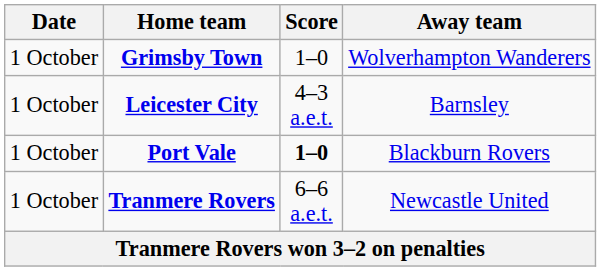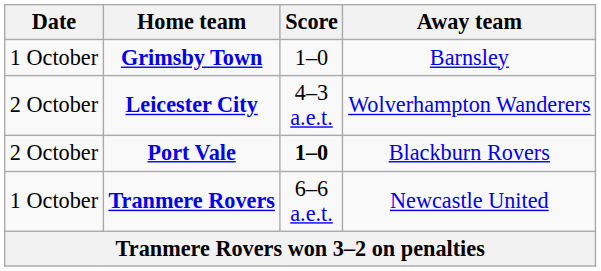(469, 57) Wolverhampton Wanderers -> (469, 57) Barnsley
(54, 105) 1 October -> (54, 105) 2 October
(469, 105) Barnsley -> (469, 105) Wolverhampton Wanderers
(54, 152) 1 October -> (54, 152) 2 October
